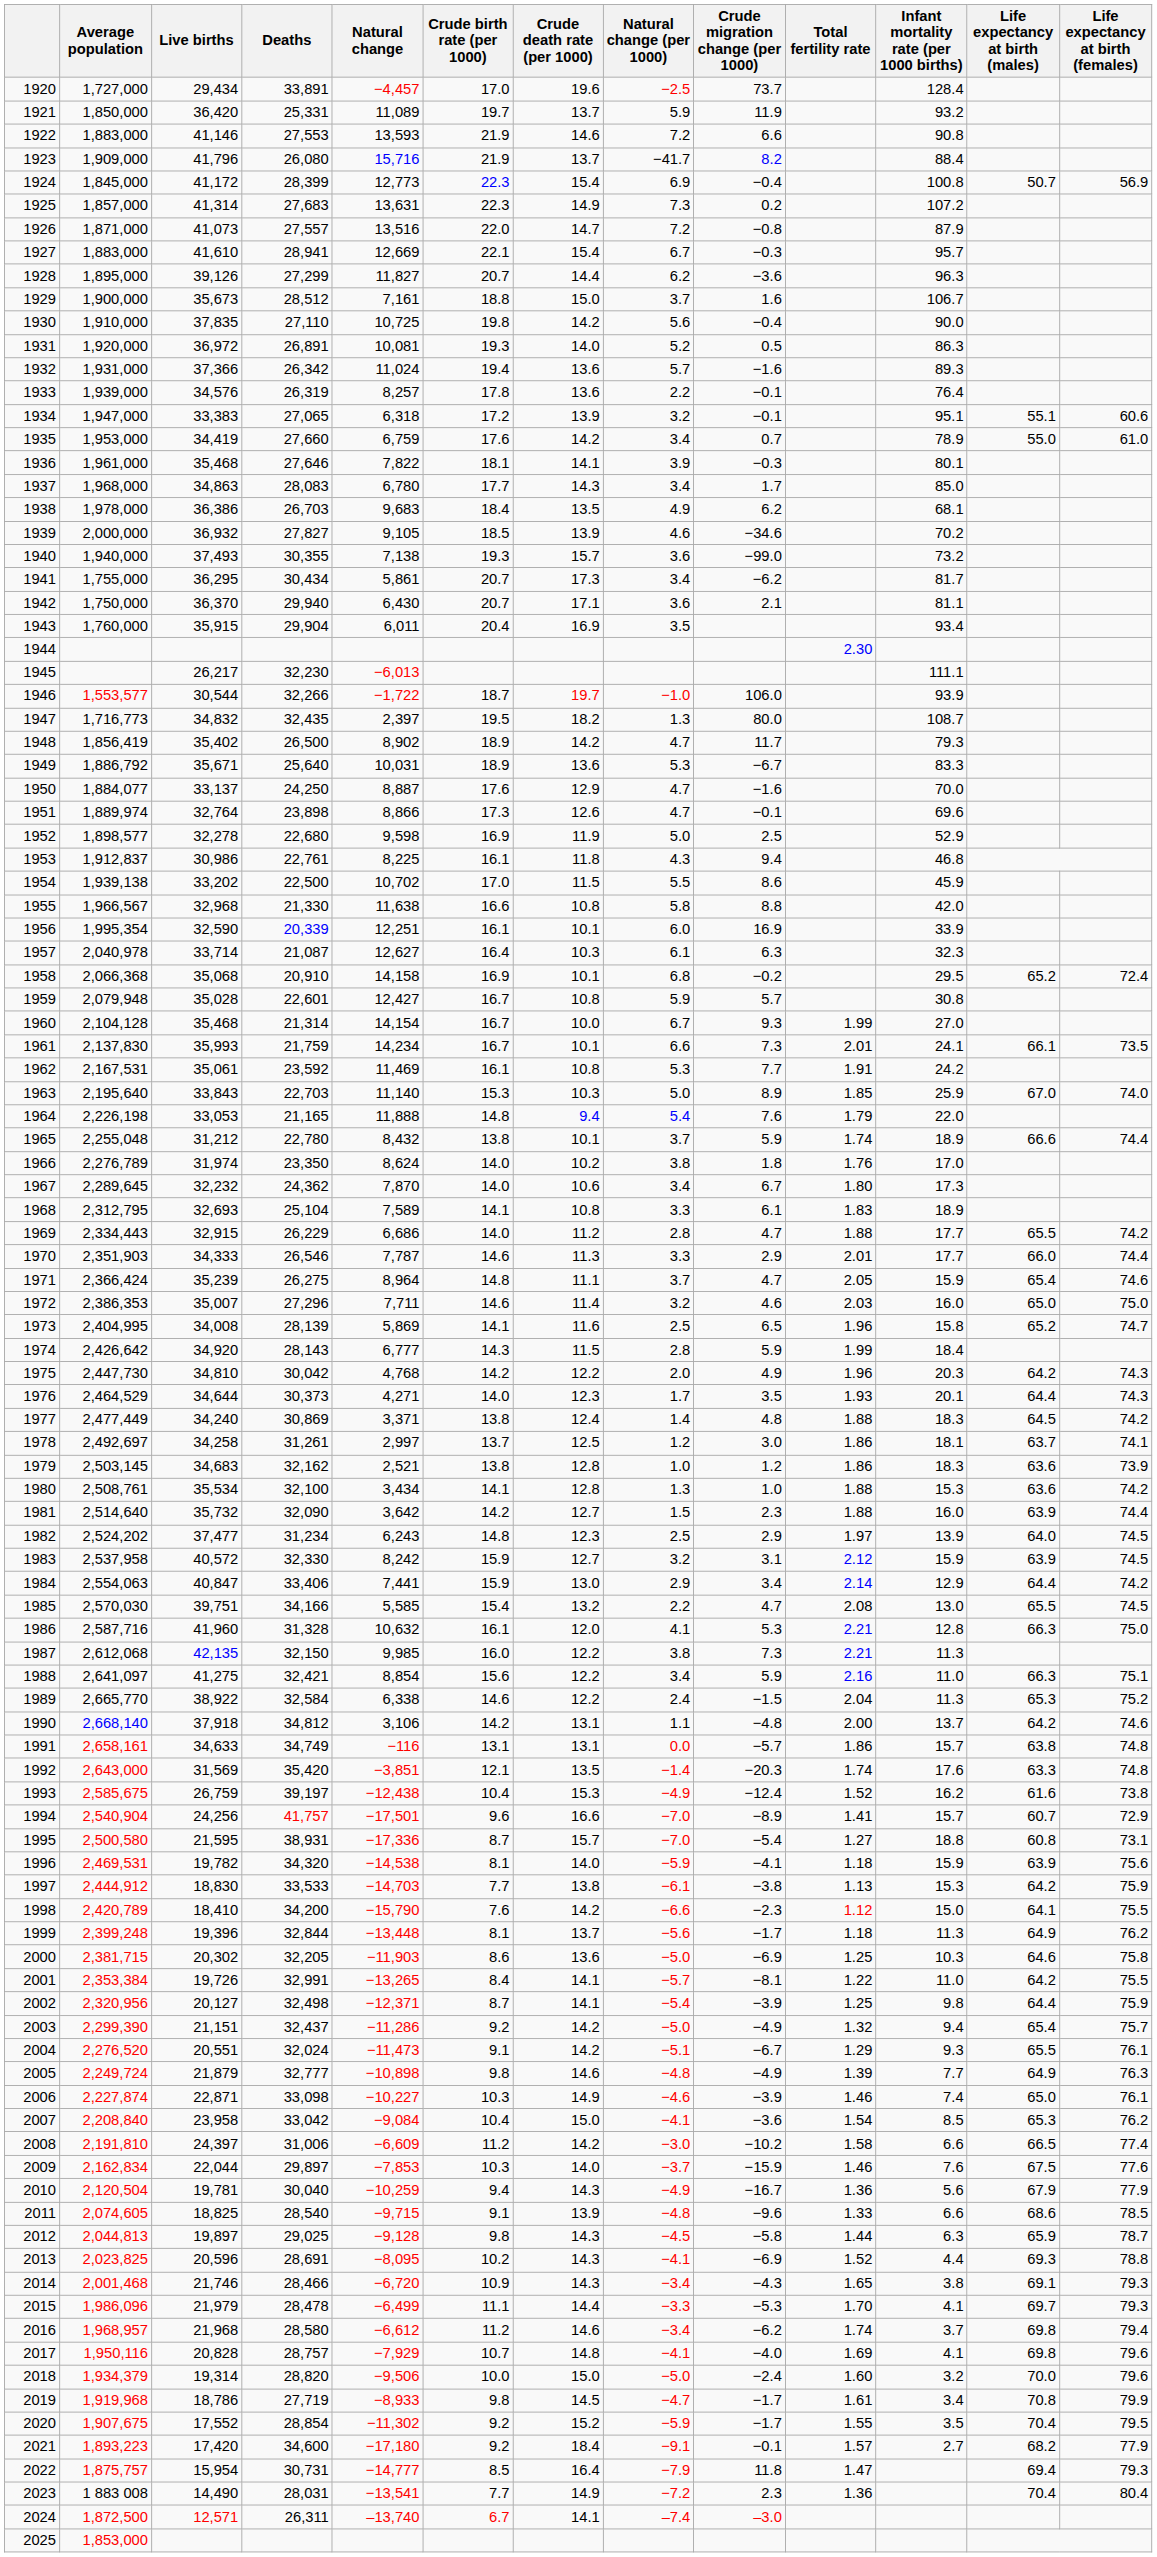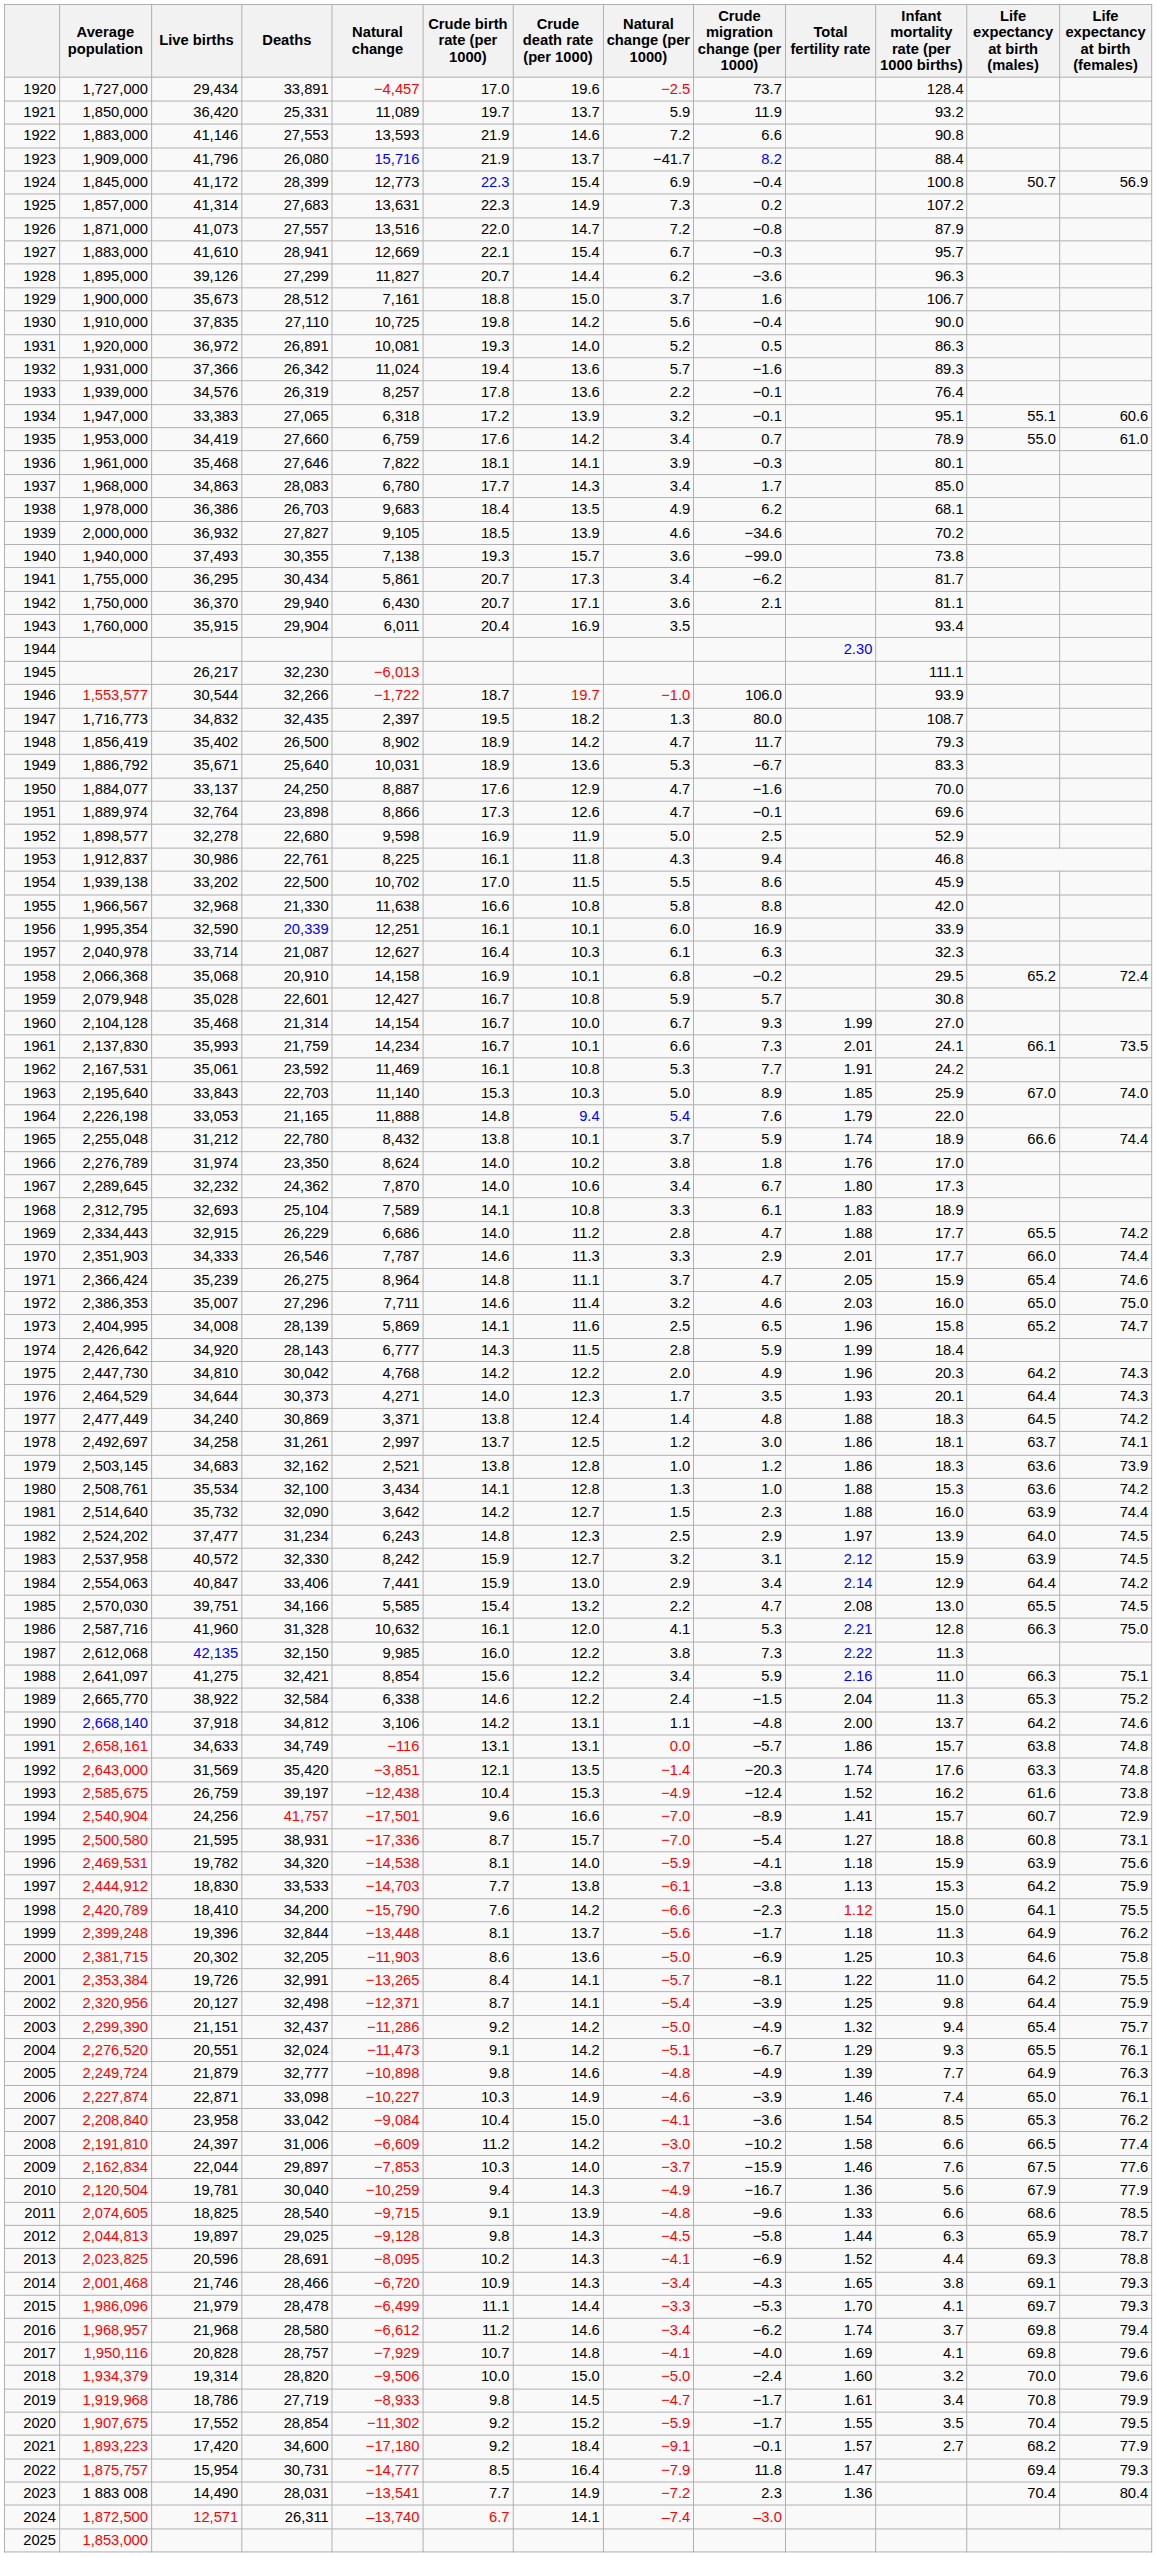(949, 556) 73.2 -> (949, 556) 73.8
(858, 1653) 2.21 -> (858, 1653) 2.22
